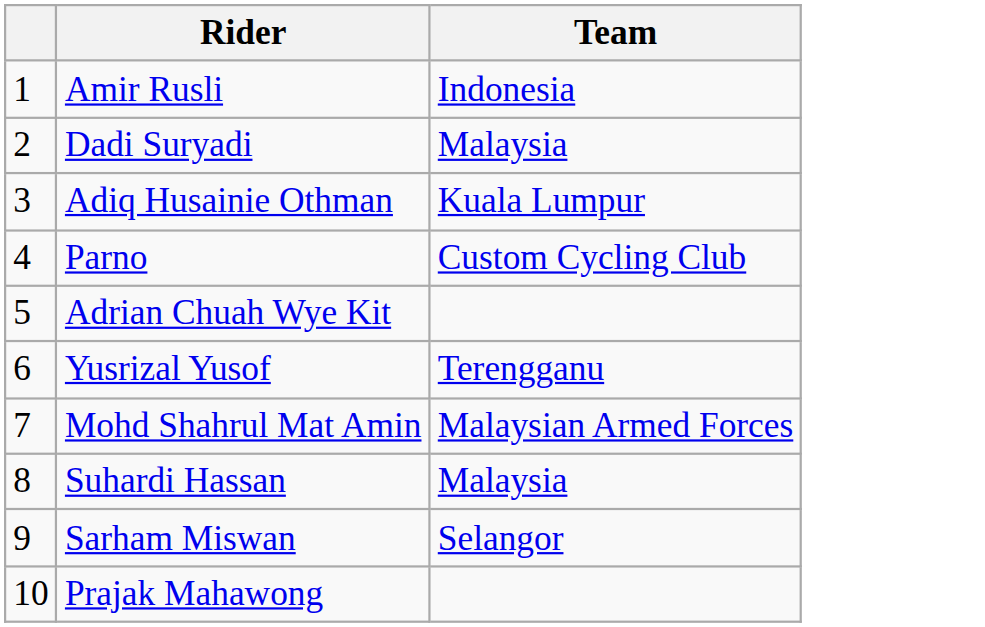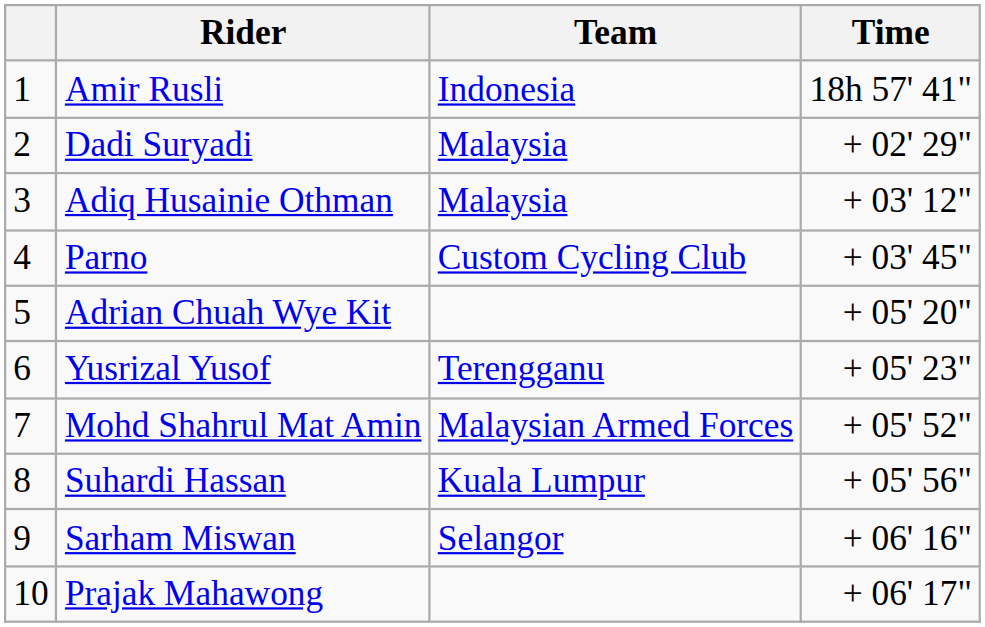+ column: (891, 32)
(541, 200) Kuala Lumpur -> (503, 200) Malaysia
(503, 481) Malaysia -> (541, 481) Kuala Lumpur
